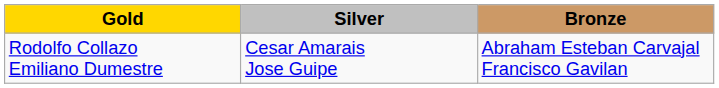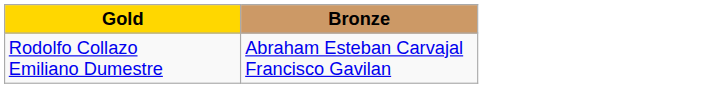- column: (359, 18)
